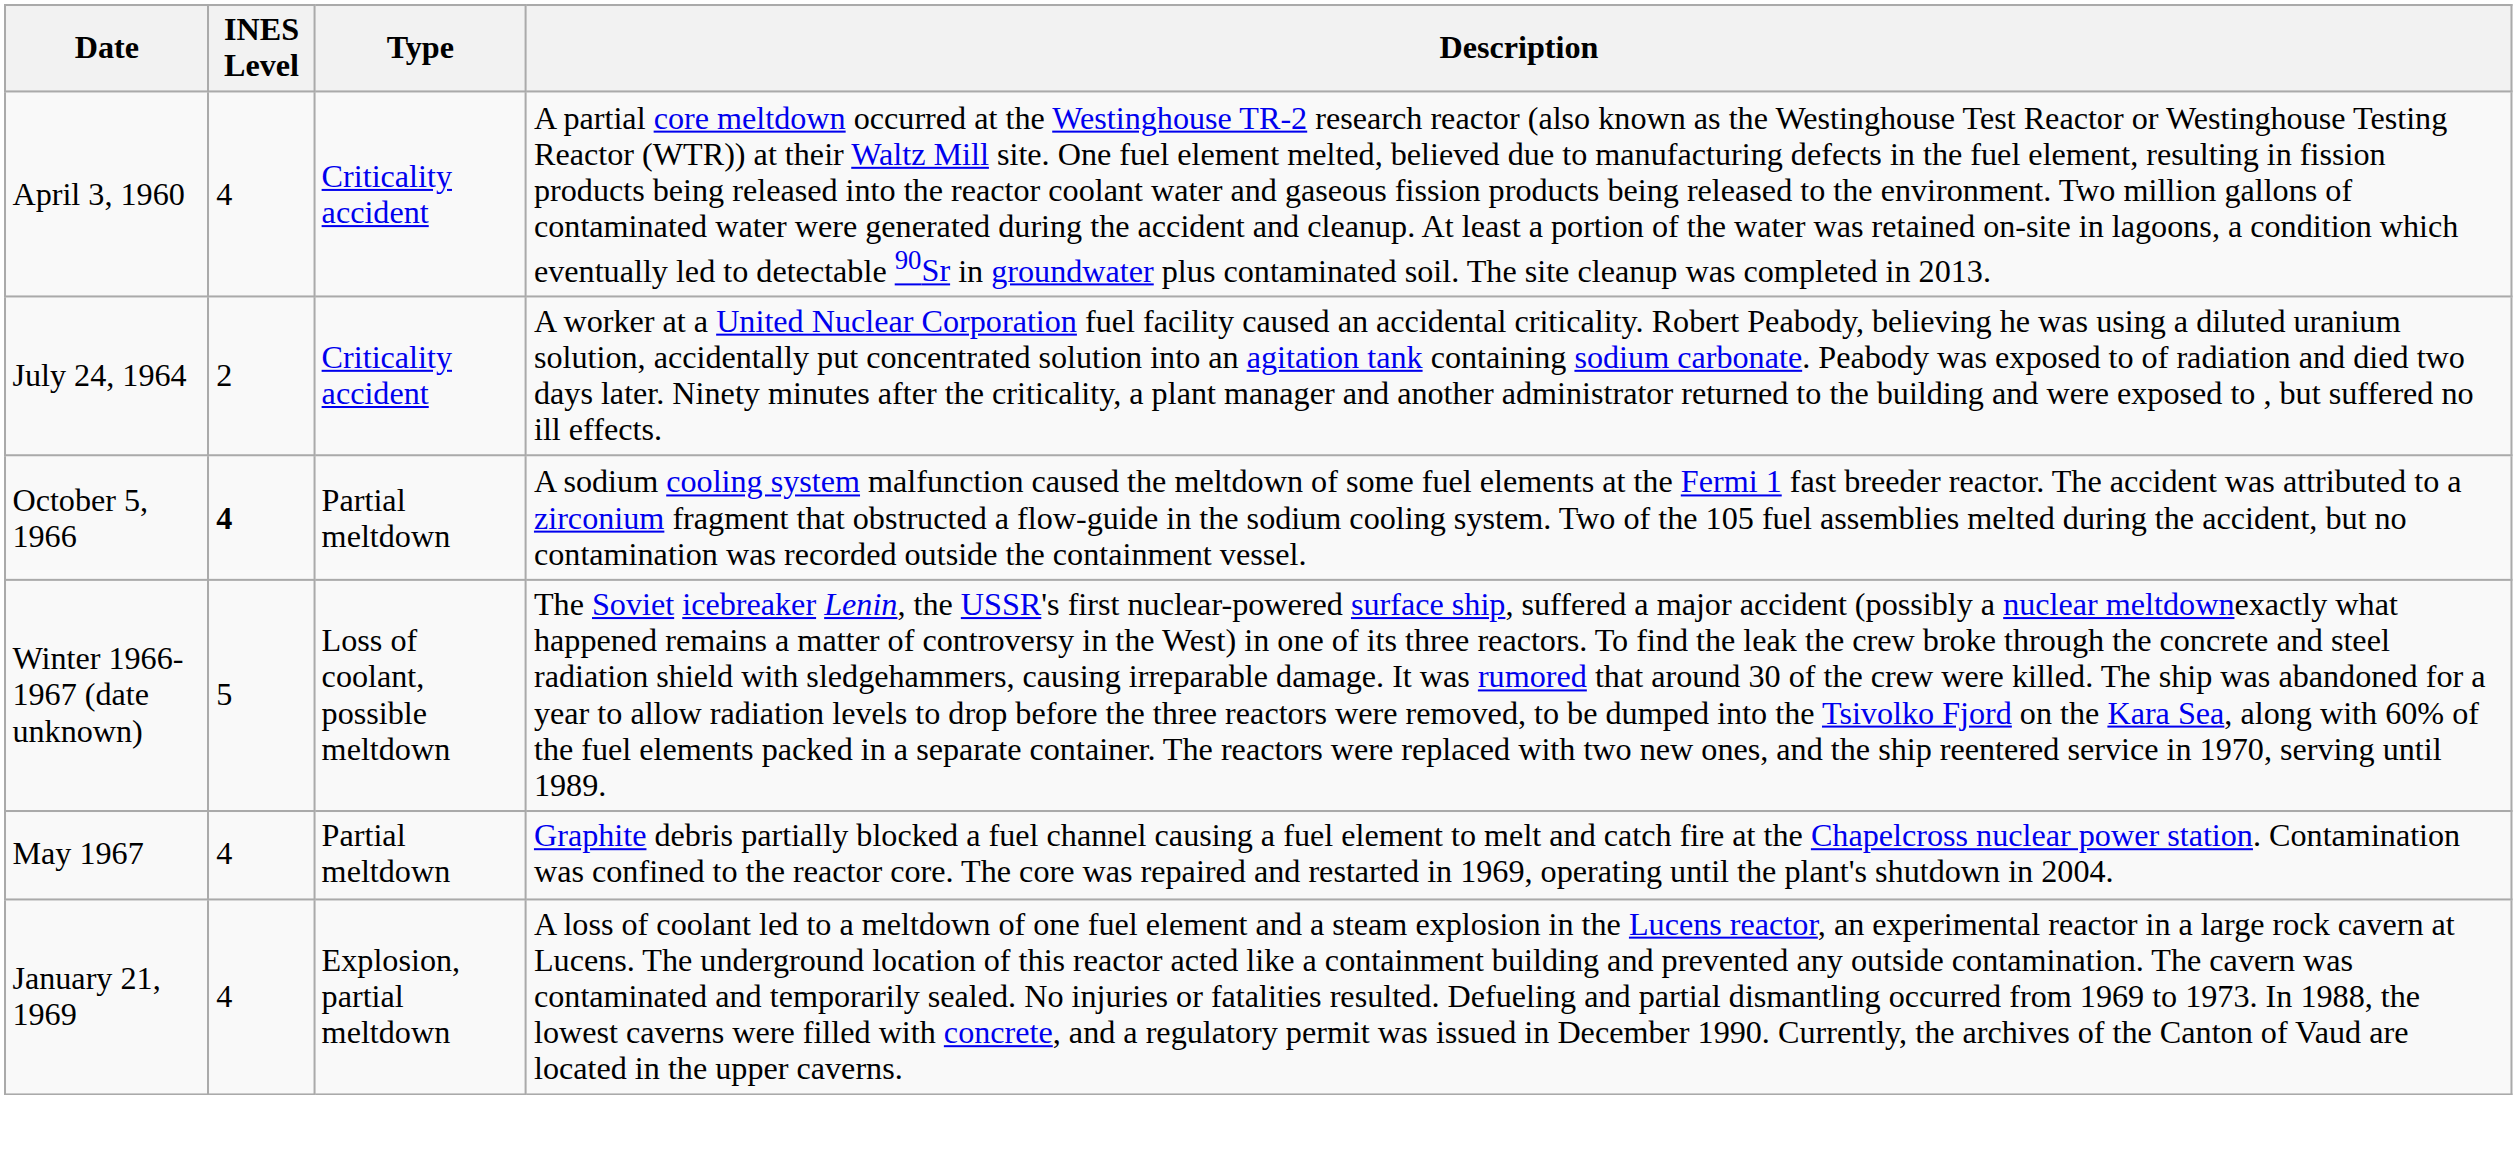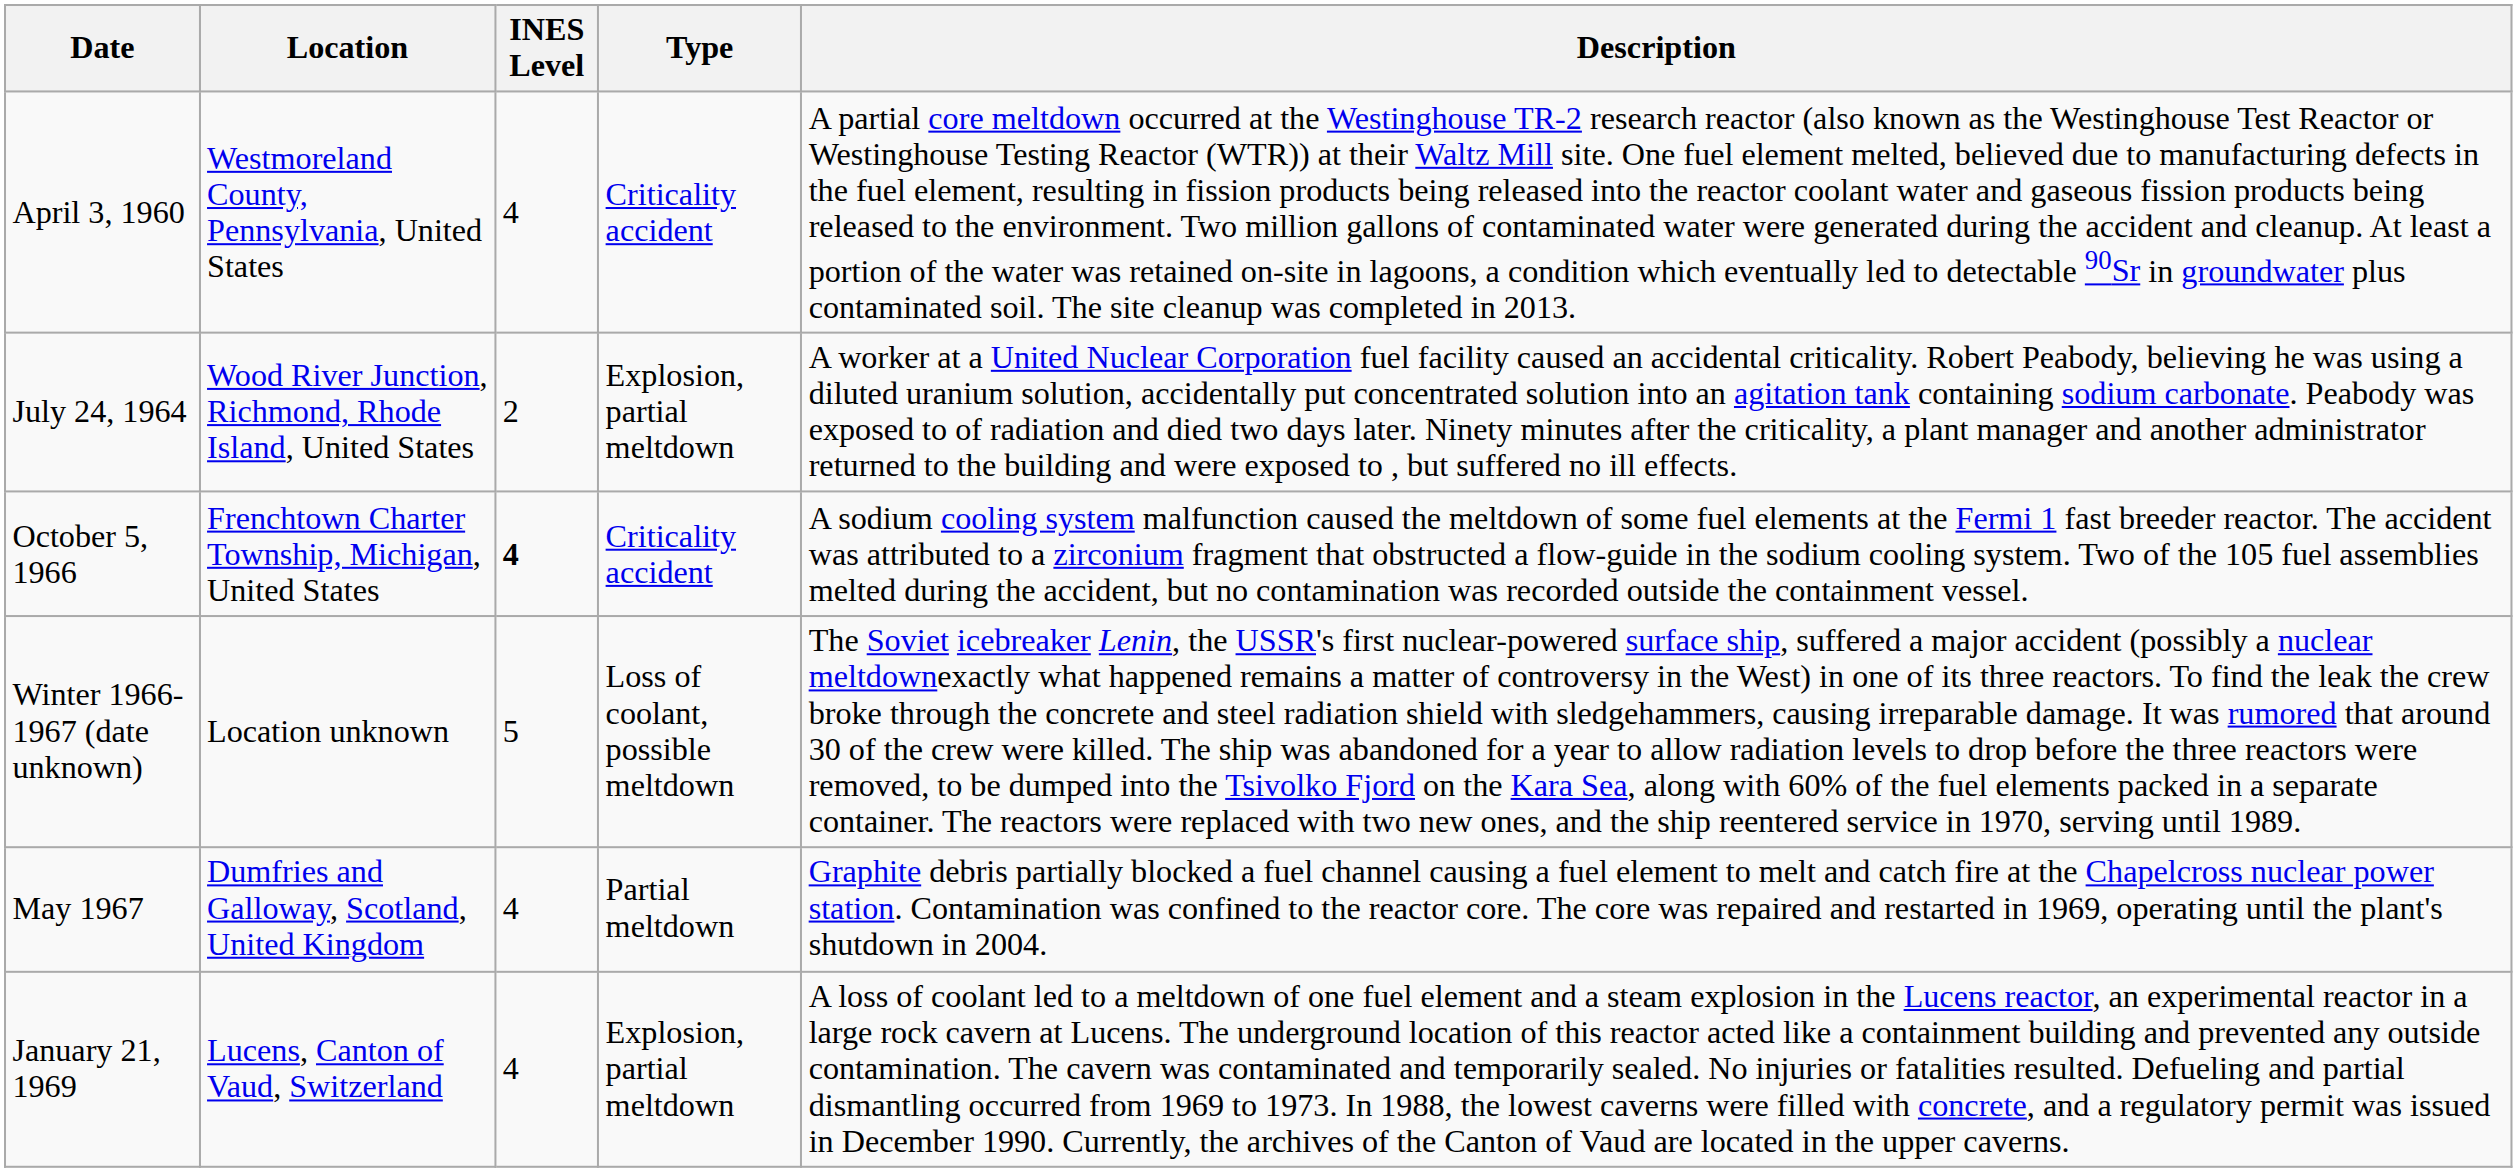+ column: (347, 48)
(387, 375) Criticality accident -> (675, 412) Explosion, partial meltdown
(386, 517) Partial meltdown -> (671, 553) Criticality accident
